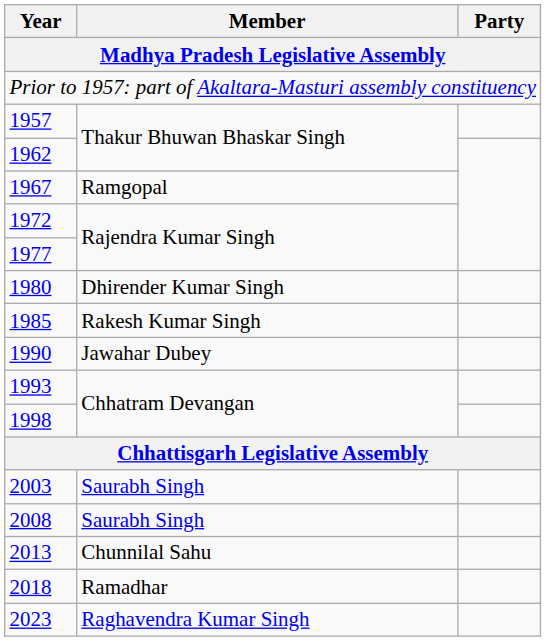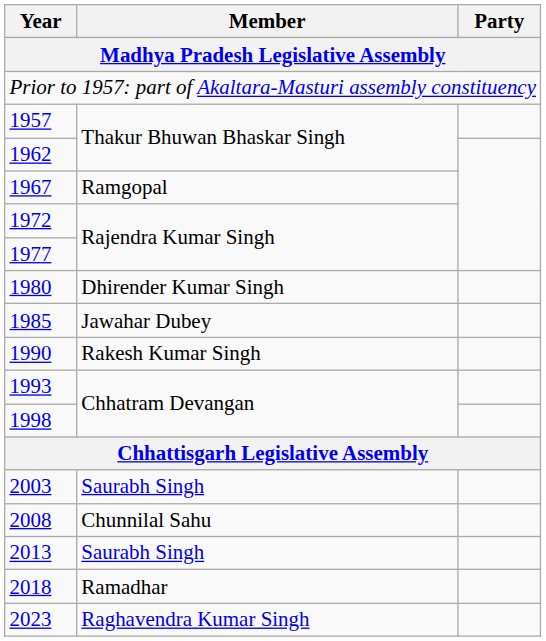(171, 320) Rakesh Kumar Singh -> (146, 320) Jawahar Dubey
(146, 353) Jawahar Dubey -> (171, 353) Rakesh Kumar Singh
(143, 519) Saurabh Singh -> (146, 519) Chunnilal Sahu
(146, 552) Chunnilal Sahu -> (143, 552) Saurabh Singh
